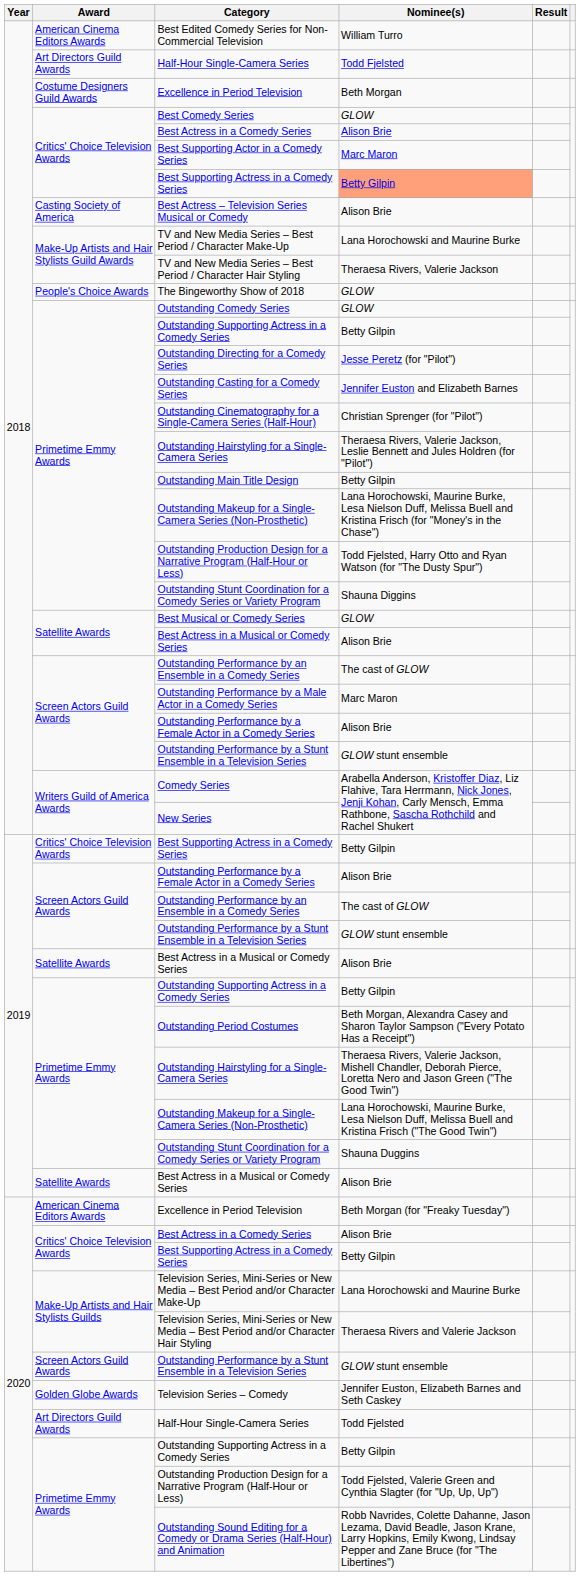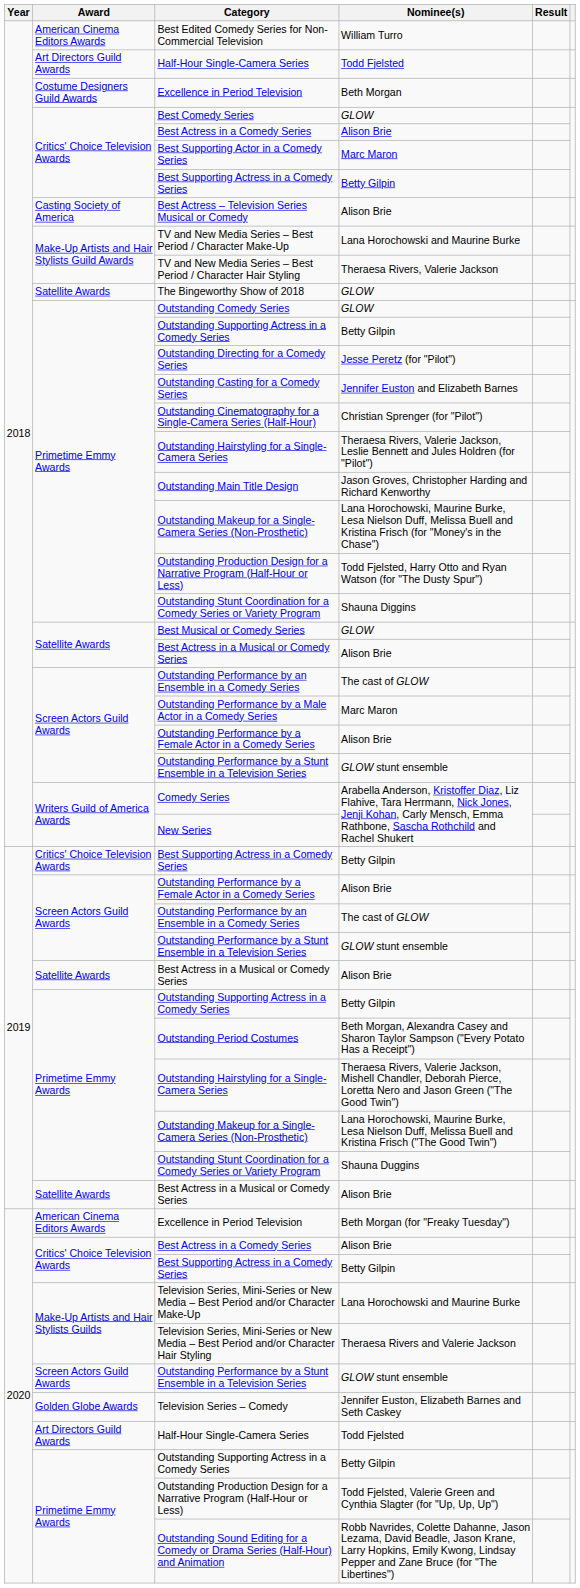(368, 183) lightsalmon background -> (368, 183) no background
(92, 292) People's Choice Awards -> (73, 292) Satellite Awards
(368, 480) Betty Gilpin -> (434, 486) Jason Groves, Christopher Harding and Richard Kenworthy
